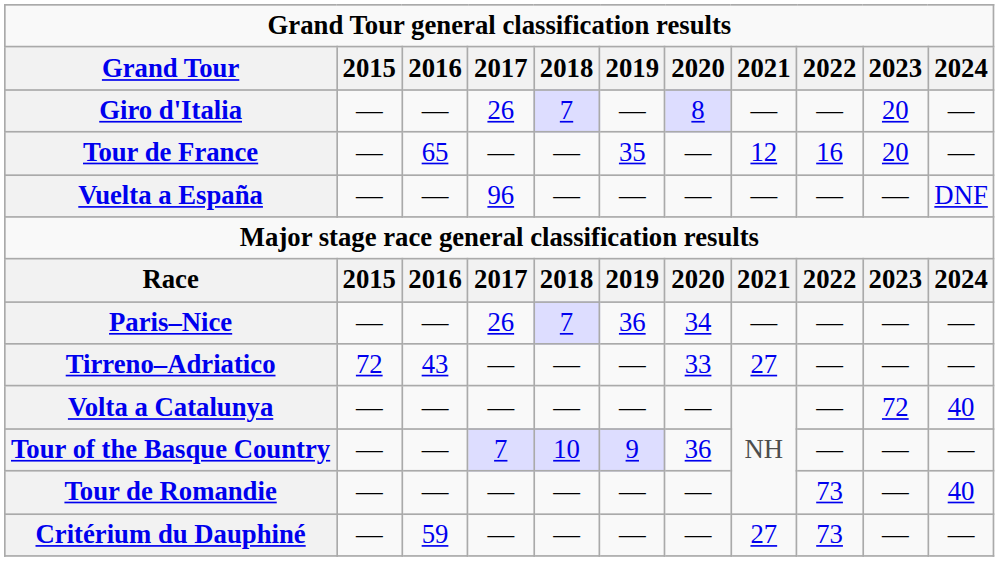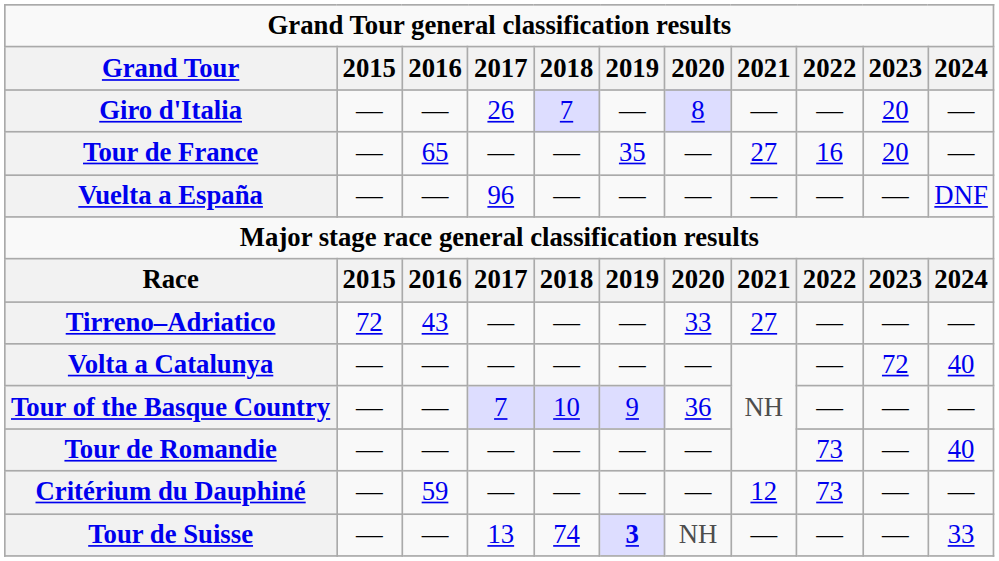(764, 152) 12 -> (764, 152) 27
- row: (171, 322)
(764, 534) 27 -> (764, 491) 12
+ row: (171, 534)
